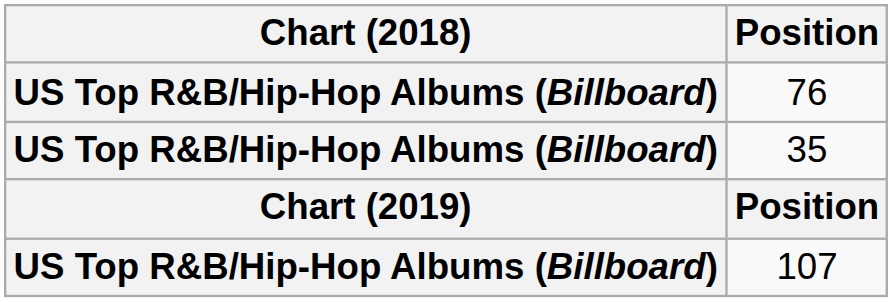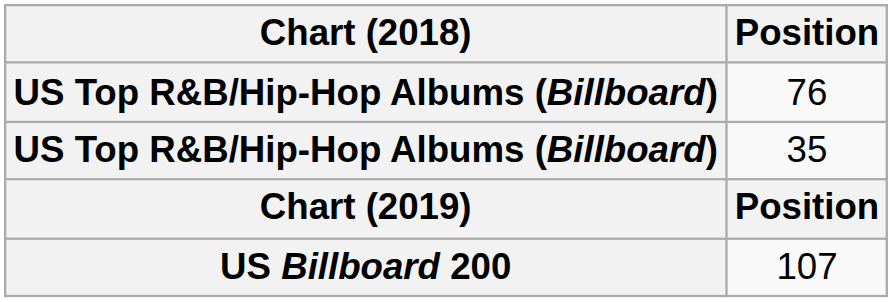(366, 265) US Top R&B/Hip-Hop Albums (Billboard) -> (366, 265) US Billboard 200
